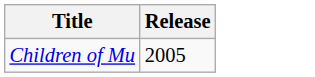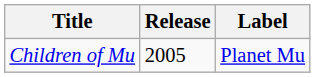+ column: (263, 21)
